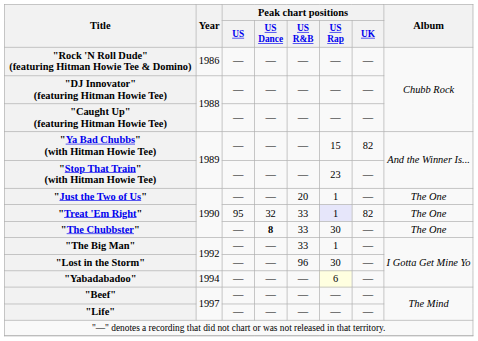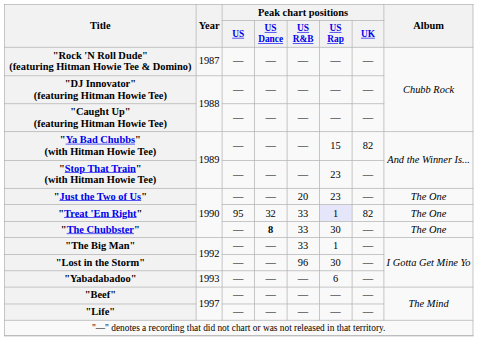(209, 61) 1986 -> (209, 61) 1987
(336, 196) 1 -> (336, 196) 23
(209, 279) 1994 -> (209, 279) 1993
(336, 279) lightyellow background -> (336, 279) no background
